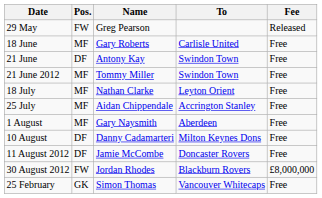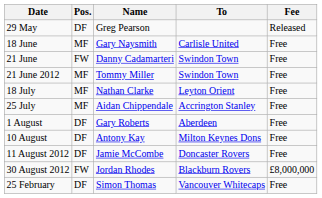(81, 28) FW -> (80, 28) DF
(123, 43) Gary Roberts -> (126, 43) Gary Naysmith
(80, 59) DF -> (81, 59) FW
(120, 59) Antony Kay -> (135, 59) Danny Cadamarteri
(81, 122) MF -> (80, 122) DF
(126, 122) Gary Naysmith -> (123, 122) Gary Roberts
(135, 138) Danny Cadamarteri -> (120, 138) Antony Kay
(81, 185) GK -> (80, 185) DF
